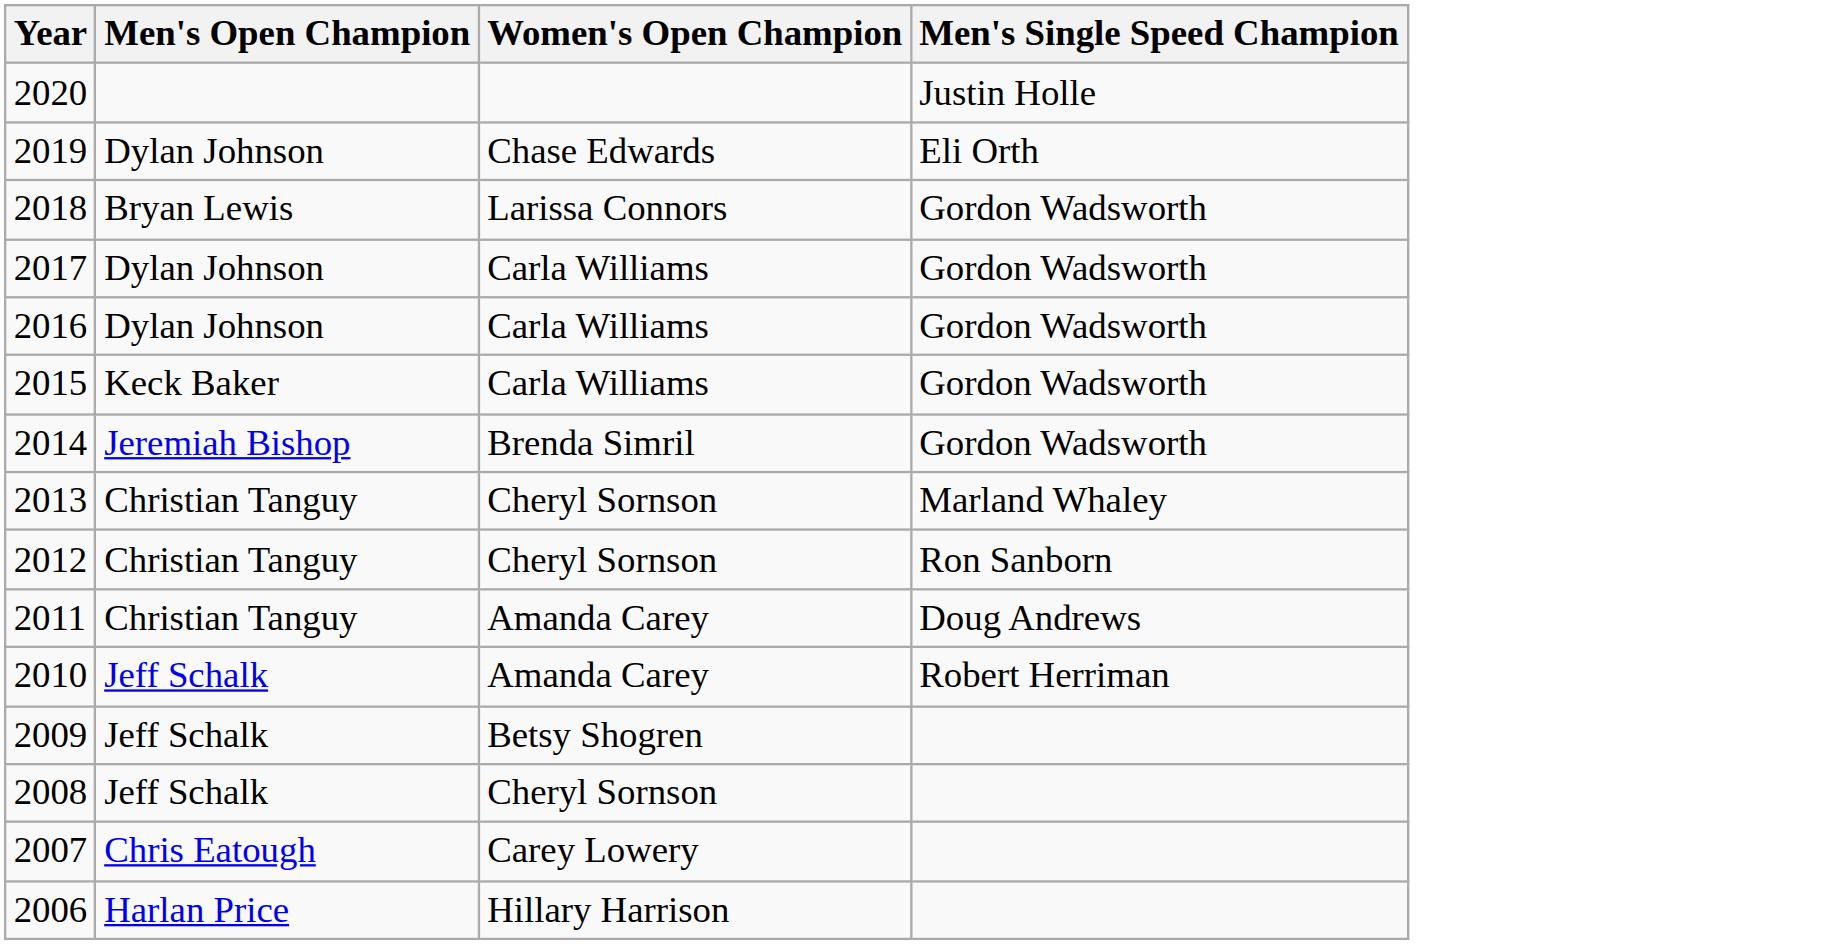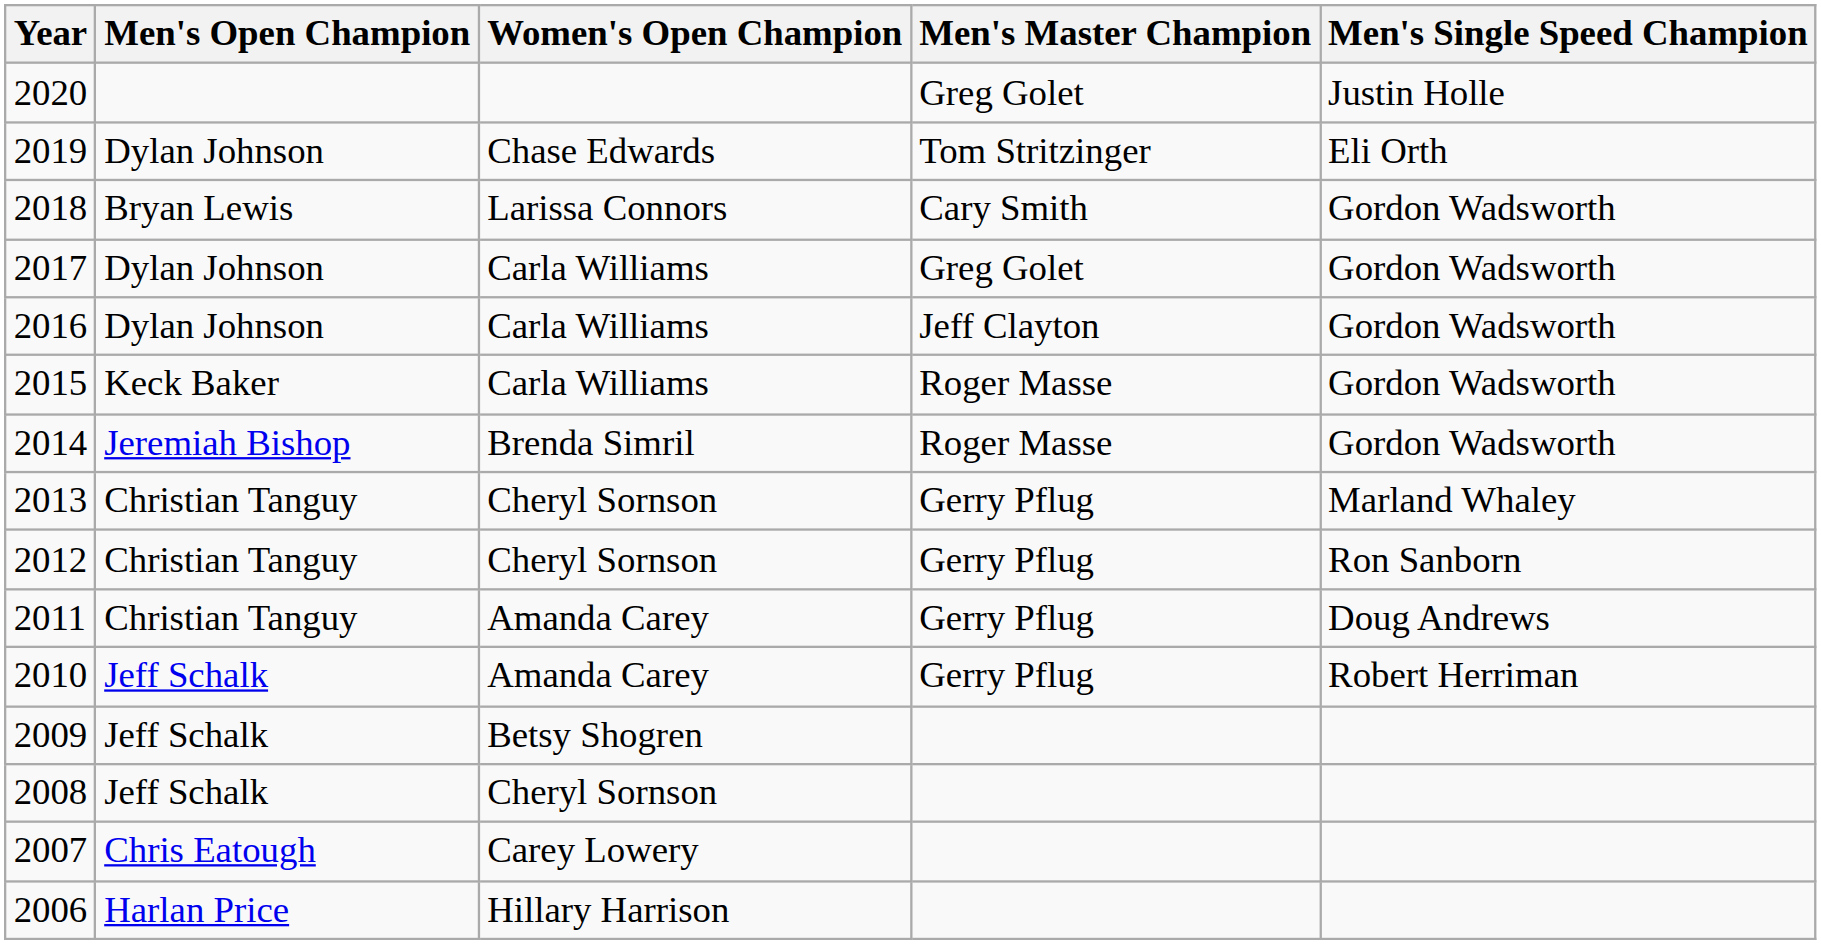+ column: (1115, 33)
